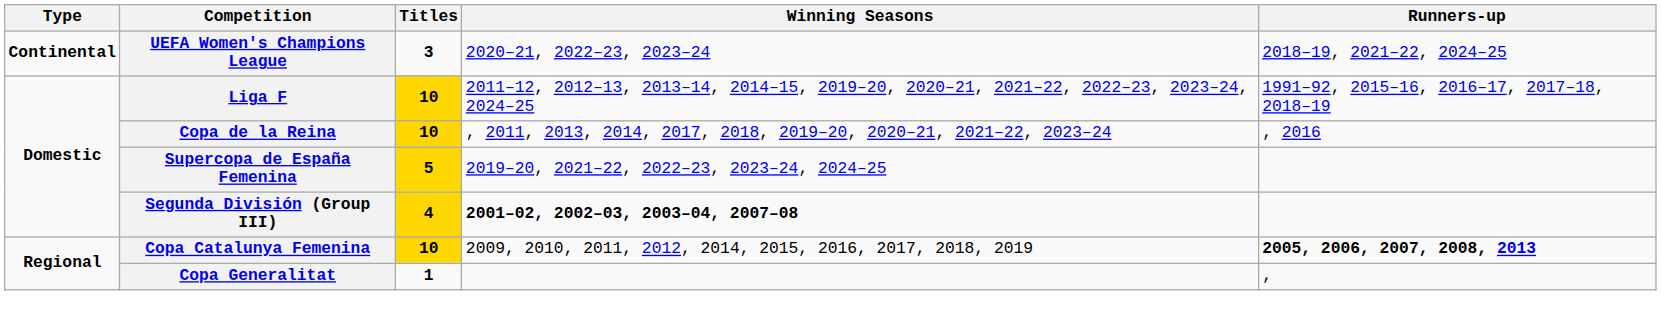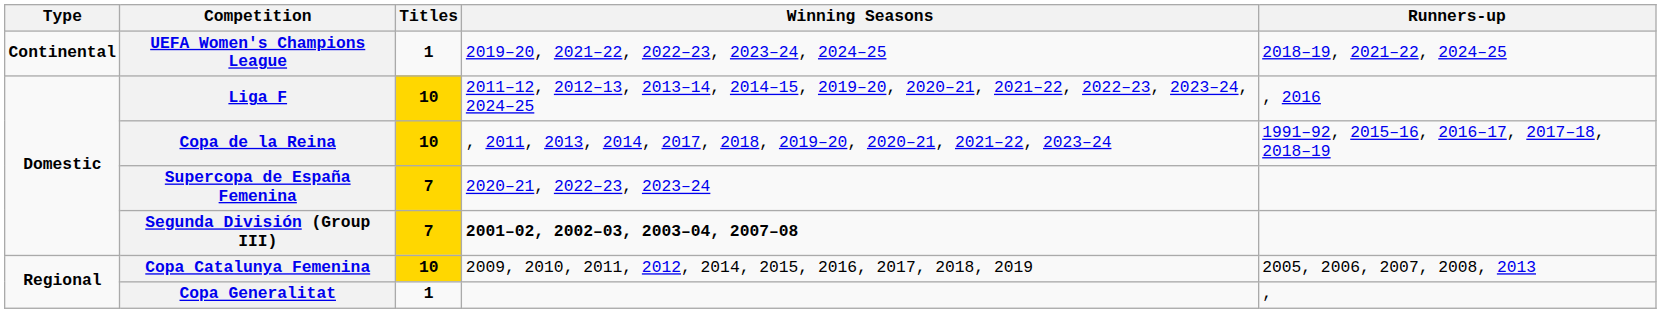(429, 54) 3 -> (429, 54) 1
(588, 54) 2020–21, 2022–23, 2023–24 -> (676, 54) 2019–20, 2021–22, 2022–23, 2023–24, 2024–25
(1433, 99) 1991–92, 2015–16, 2016–17, 2017–18, 2018–19 -> (1292, 99) , 2016
(1292, 134) , 2016 -> (1433, 143) 1991–92, 2015–16, 2016–17, 2017–18, 2018–19
(429, 170) 5 -> (429, 188) 7
(676, 170) 2019–20, 2021–22, 2022–23, 2023–24, 2024–25 -> (588, 188) 2020–21, 2022–23, 2023–24
(429, 214) 4 -> (429, 233) 7
(1399, 250) bold -> (1399, 268) normal
